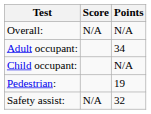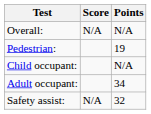rows swapped: (42, 48) <-> (31, 83)
